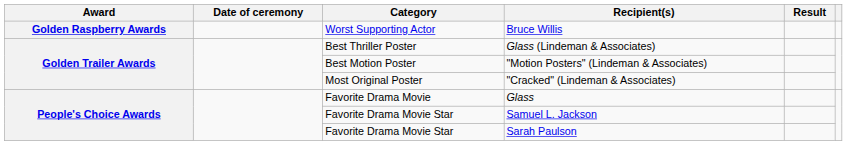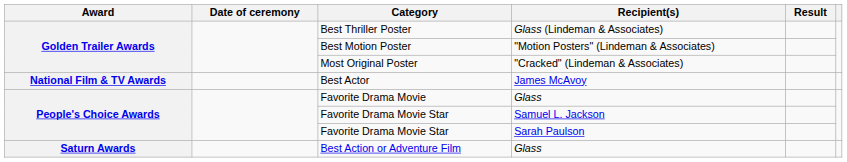- row: (380, 30)
+ row: (345, 81)
+ row: (391, 149)
